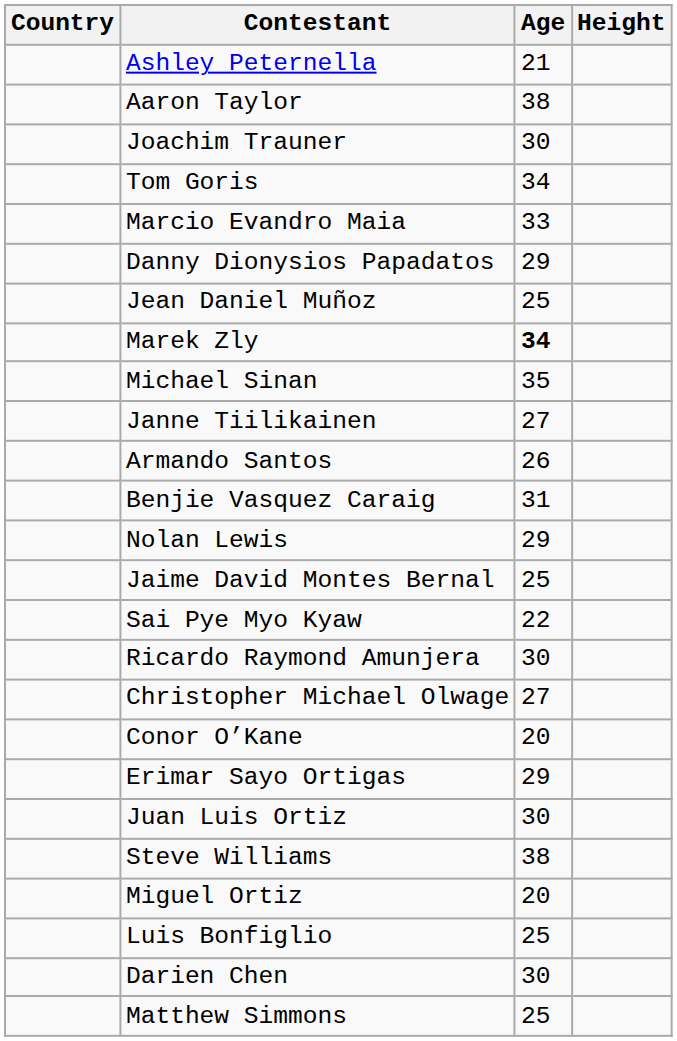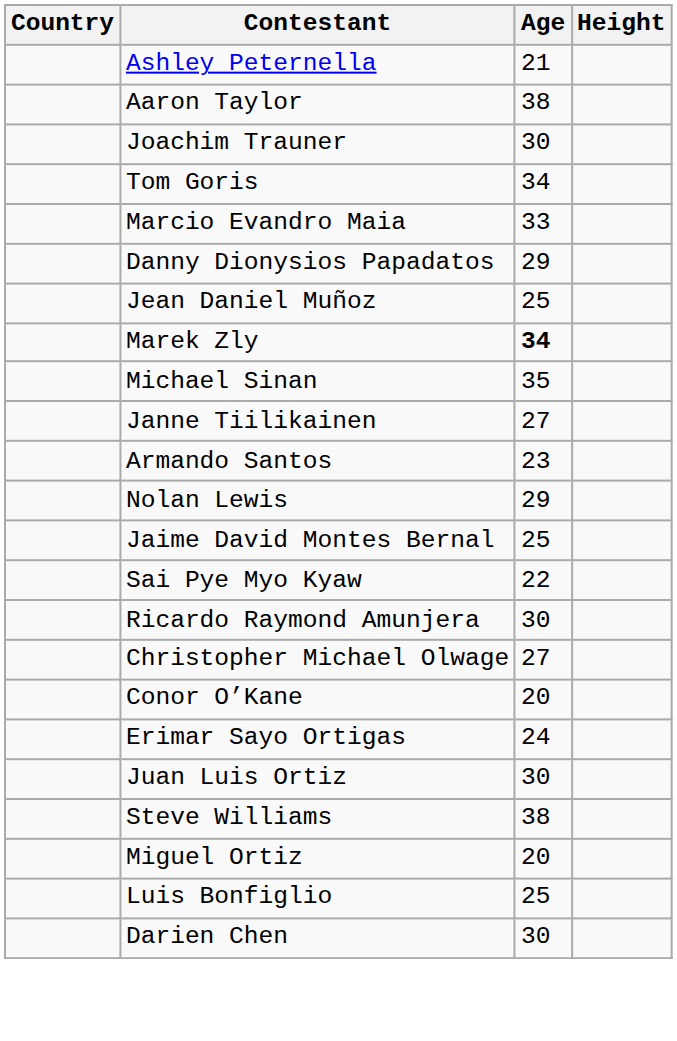(536, 462) 26 -> (536, 462) 23
- row: (281, 501)
(536, 779) 29 -> (536, 739) 24
- row: (236, 1017)
